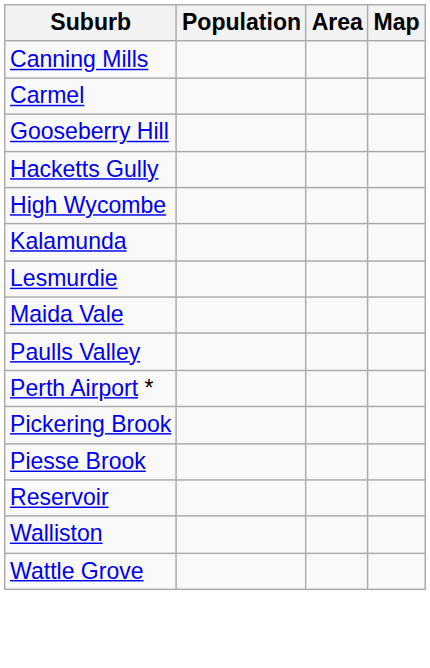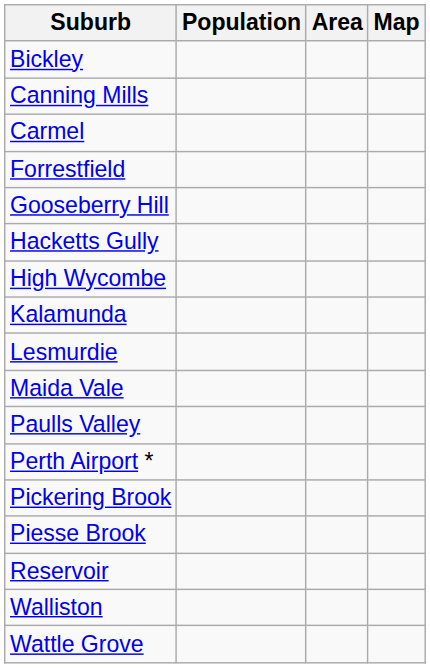+ row: (47, 59)
+ row: (68, 168)
